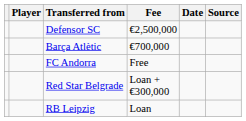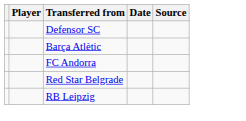- column: (153, 12)
